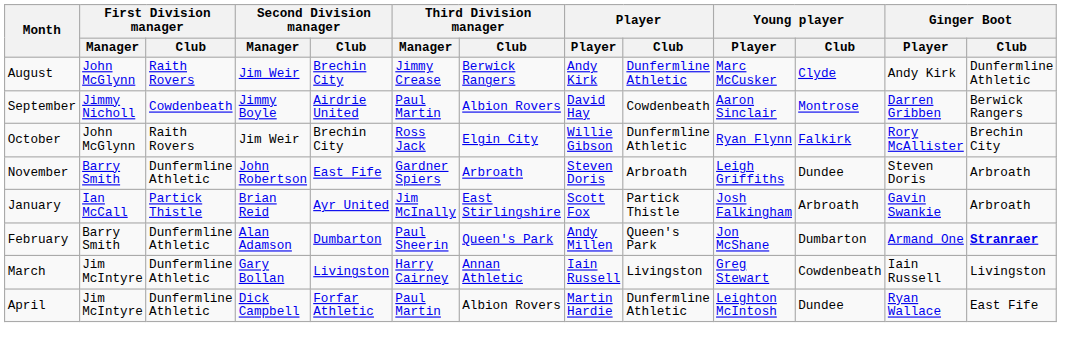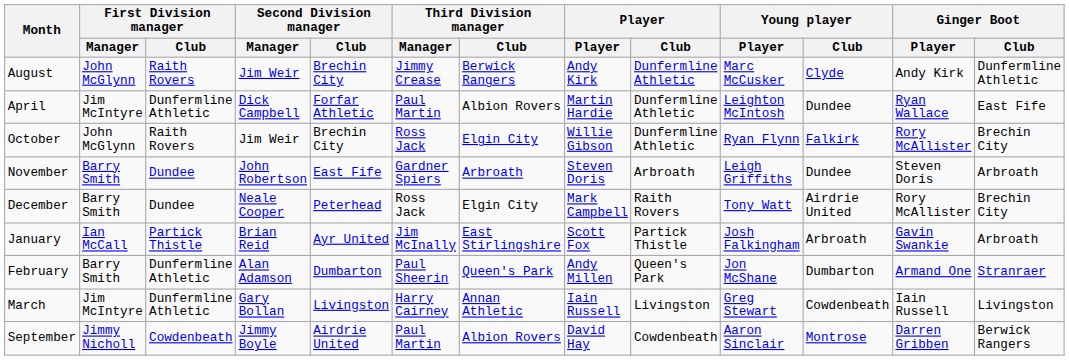rows swapped: (42, 107) <-> (27, 305)
(191, 173) Dunfermline Athletic -> (172, 173) Dundee
+ row: (38, 206)
(1004, 239) bold -> (1012, 272) normal
